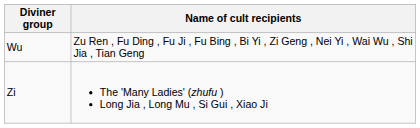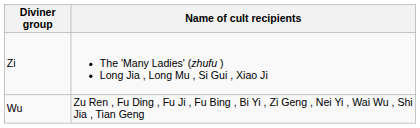rows swapped: (15, 47) <-> (11, 92)
